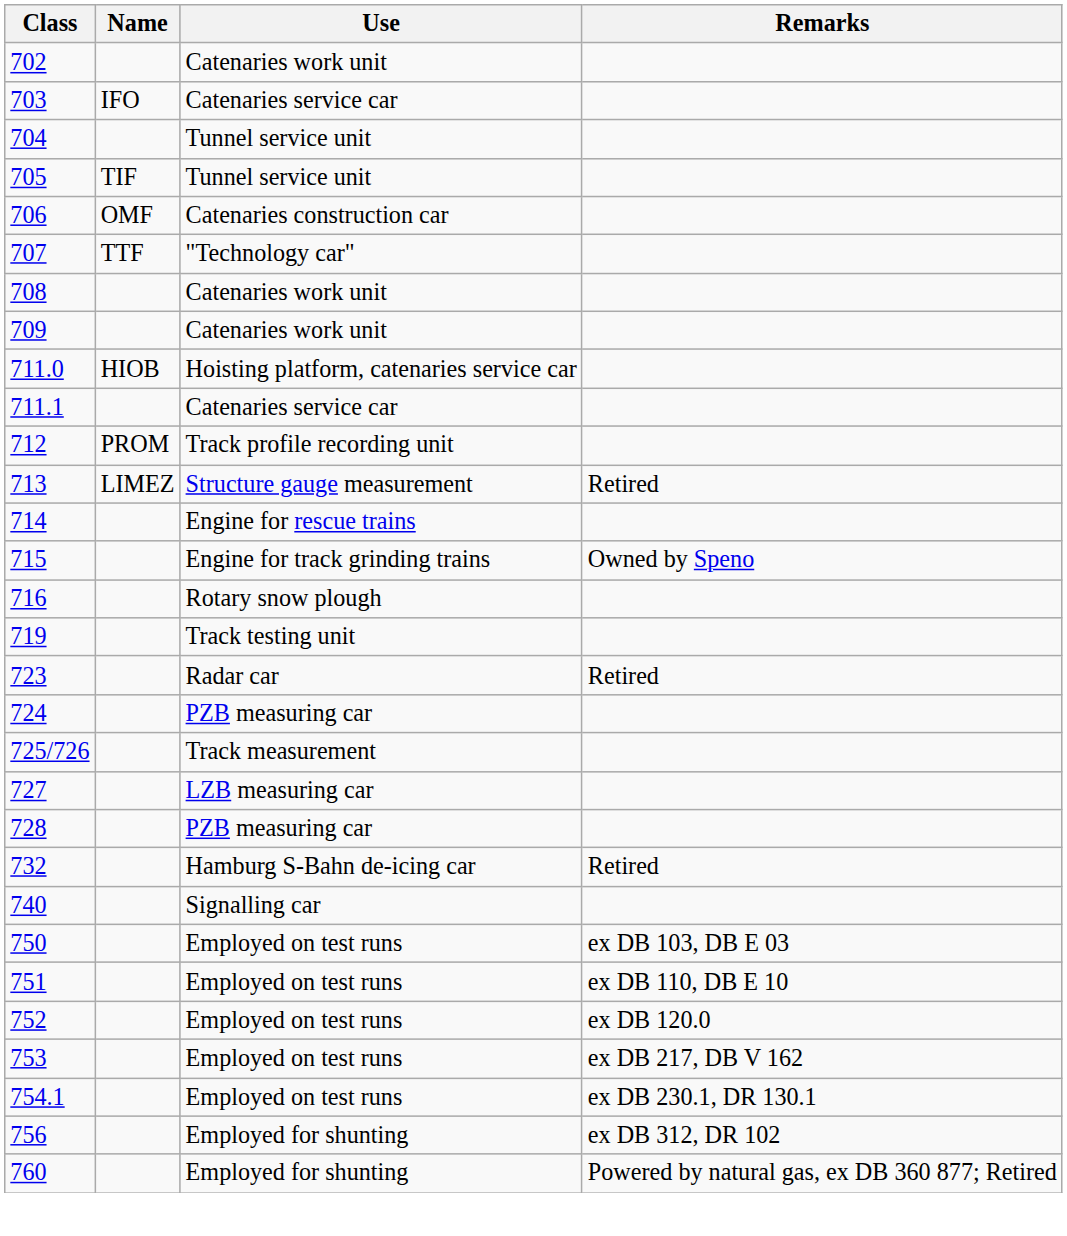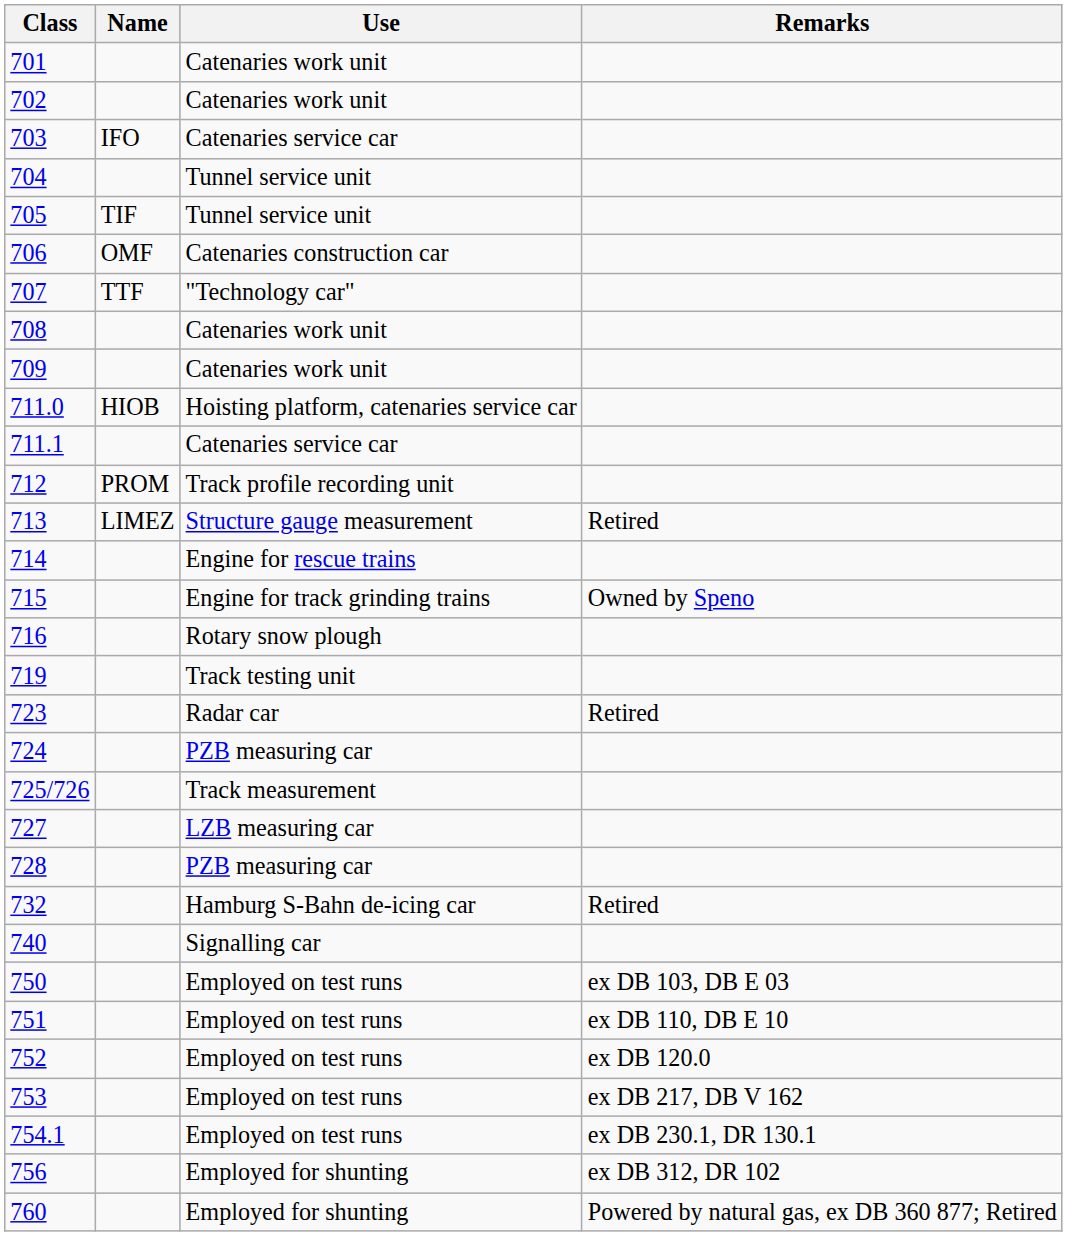+ row: (28, 61)
